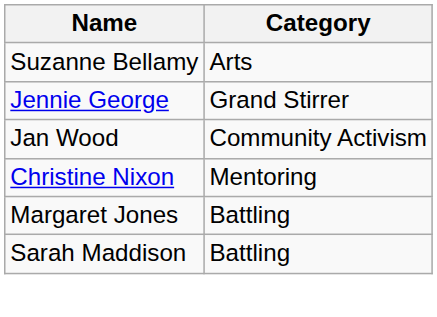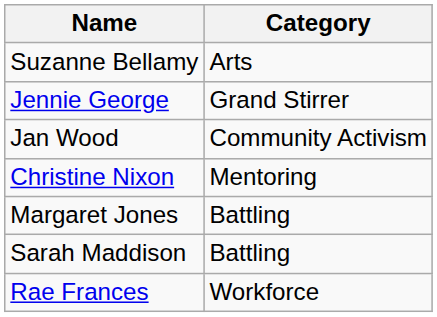+ row: (79, 291)
